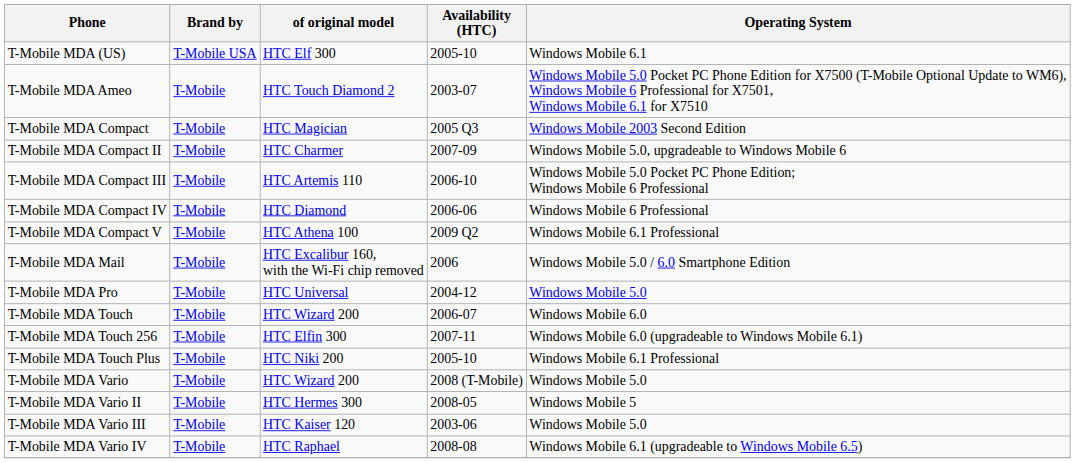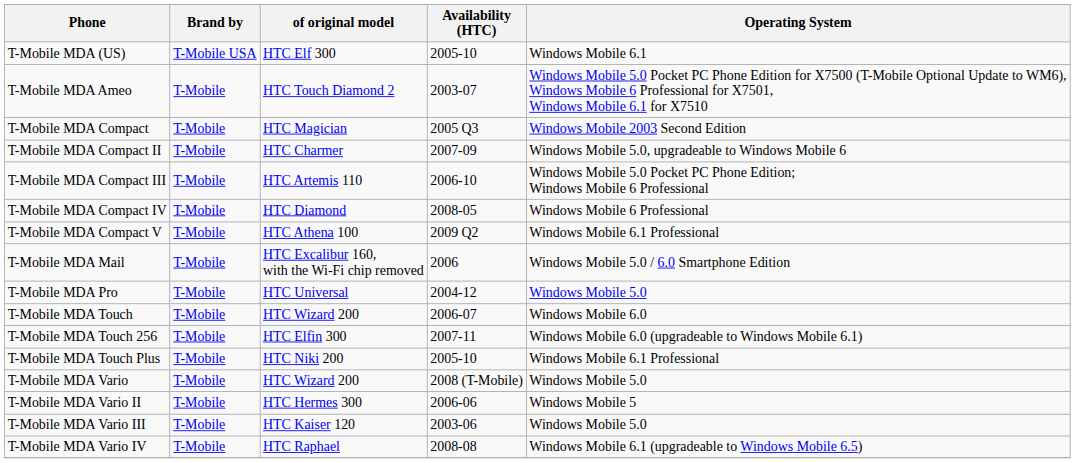(453, 210) 2006-06 -> (453, 210) 2008-05
(453, 402) 2008-05 -> (453, 402) 2006-06
